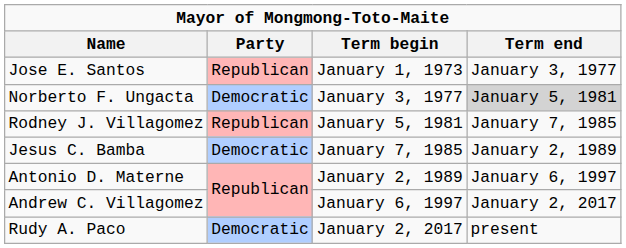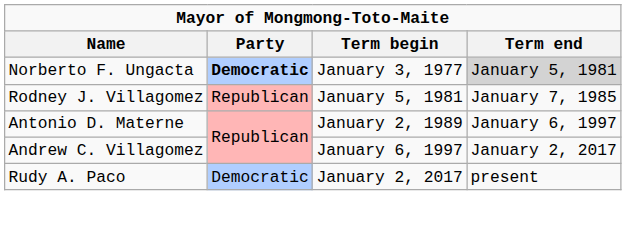- row: (77, 71)
(260, 97) normal -> (260, 71) bold
- row: (77, 150)
